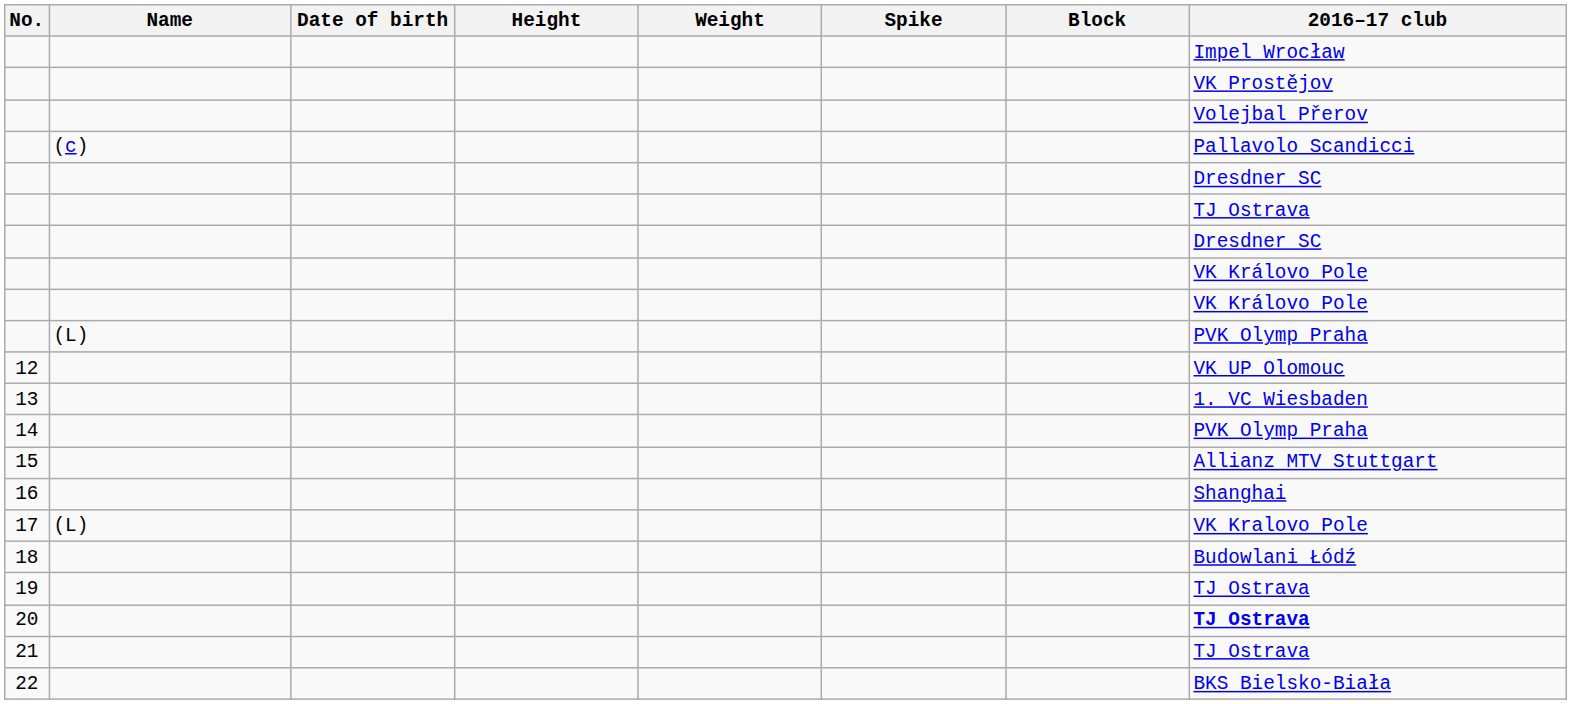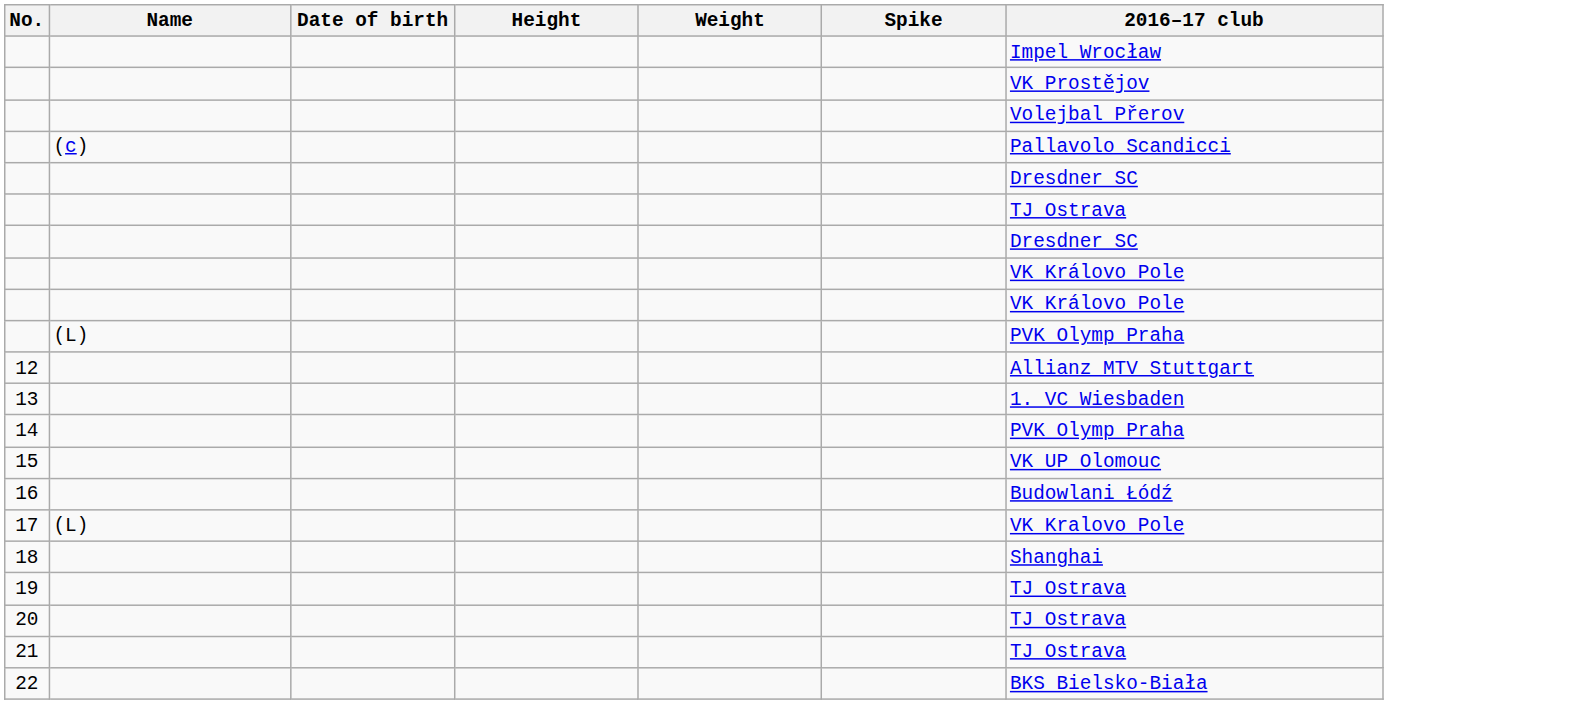- column: (1097, 21)
(1269, 368) VK UP Olomouc -> (1132, 368) Allianz MTV Stuttgart
(1316, 463) Allianz MTV Stuttgart -> (1085, 463) VK UP Olomouc
(1240, 494) Shanghai -> (1091, 494) Budowlani Łódź
(1275, 557) Budowlani Łódź -> (1056, 557) Shanghai
(1252, 620) bold -> (1068, 620) normal
